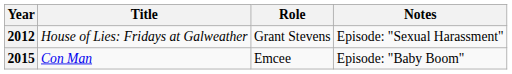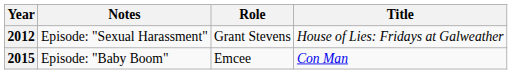columns swapped: (144, 15) <-> (420, 15)
